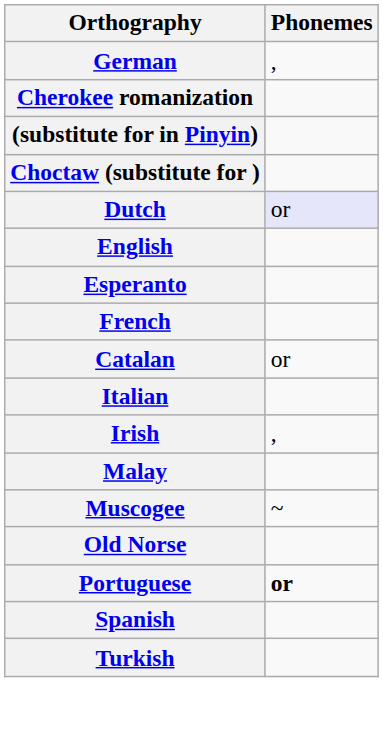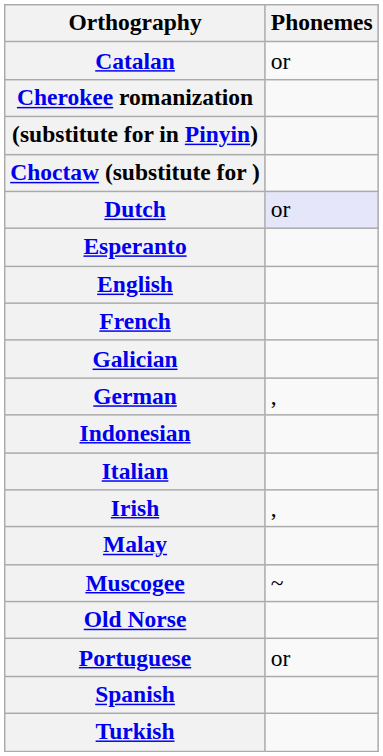rows swapped: (135, 358) <-> (135, 60)
rows swapped: (135, 246) <-> (135, 284)
+ row: (135, 358)
+ row: (135, 433)
(282, 582) bold -> (281, 657) normal
